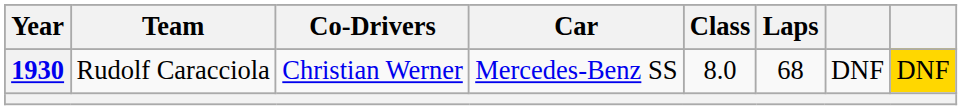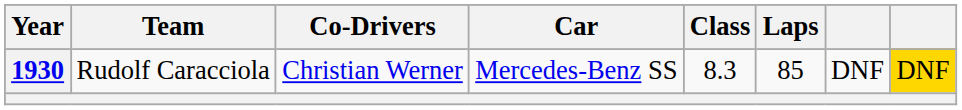(720, 70) 8.0 -> (720, 70) 8.3
(791, 70) 68 -> (791, 70) 85
